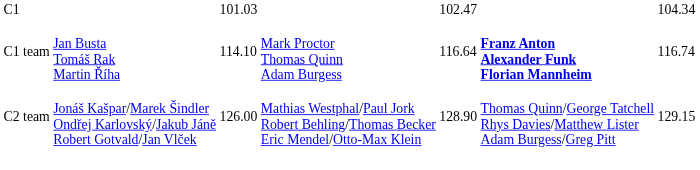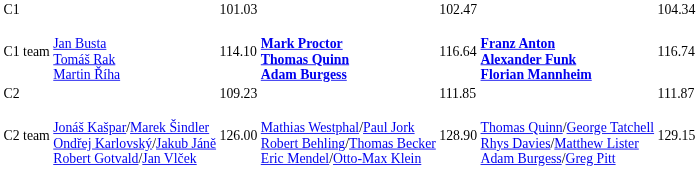(302, 59) normal -> (305, 59) bold
+ row: (12, 93)
